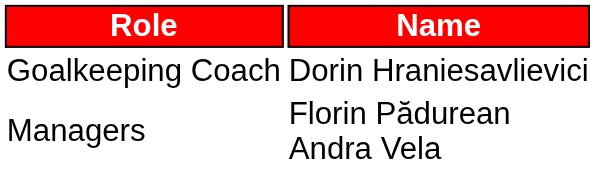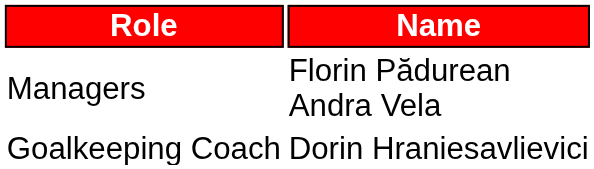rows swapped: (76, 131) <-> (144, 70)
